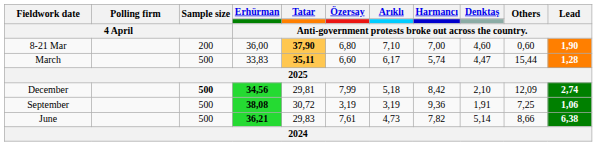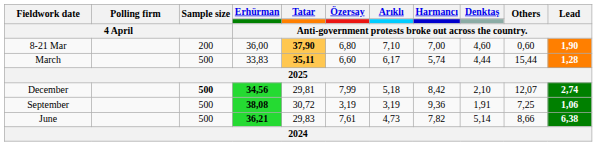(482, 60) 4,47 -> (482, 60) 4,44
(526, 89) 12,09 -> (526, 89) 12,07
